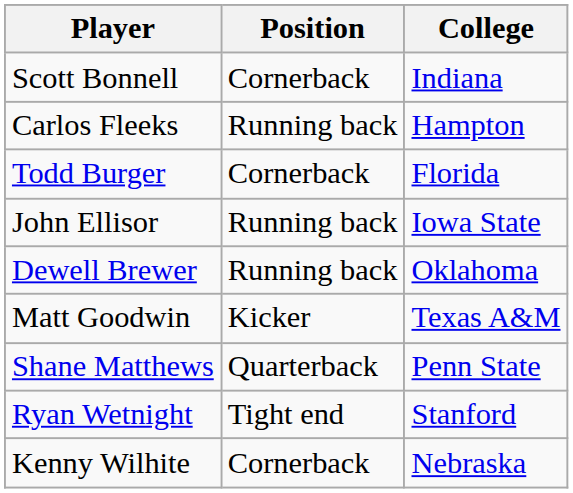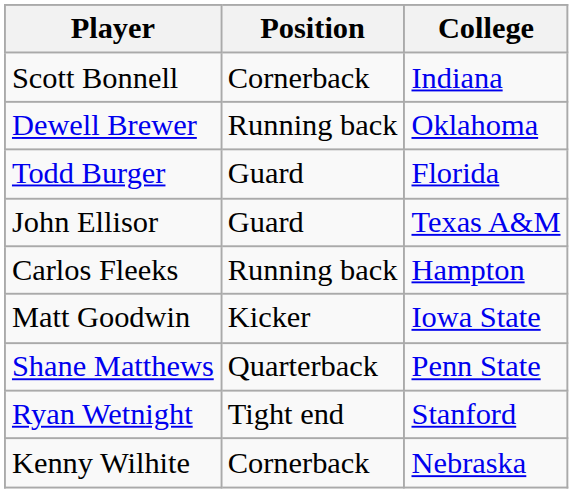rows swapped: (104, 269) <-> (95, 125)
(299, 173) Cornerback -> (266, 173) Guard
(313, 221) Running back -> (266, 221) Guard
(476, 221) Iowa State -> (486, 221) Texas A&M
(486, 317) Texas A&M -> (476, 317) Iowa State
